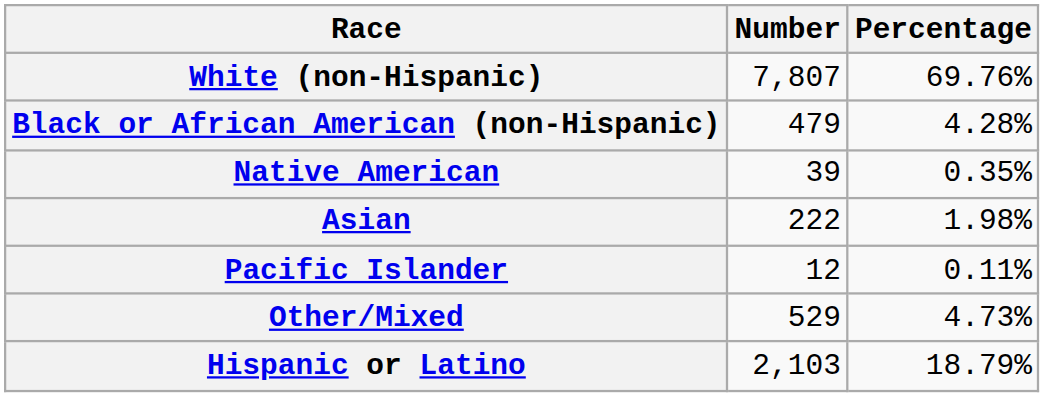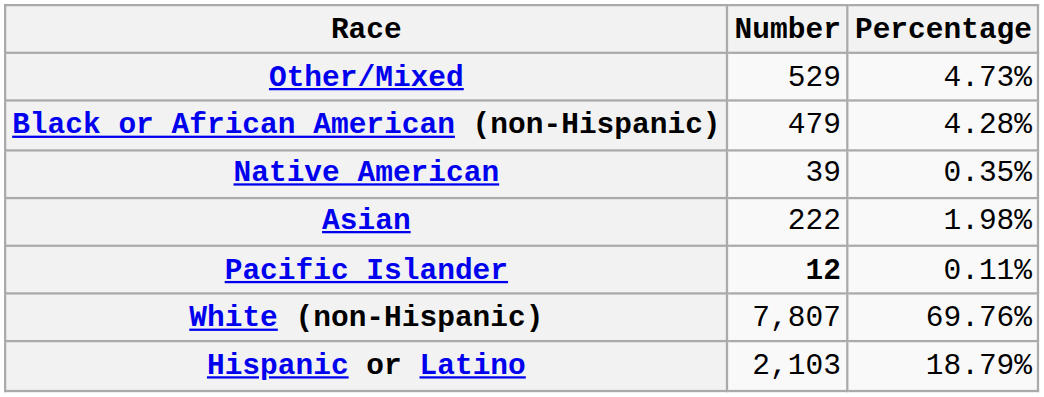rows swapped: (366, 77) <-> (366, 318)
(823, 270) normal -> (823, 270) bold
